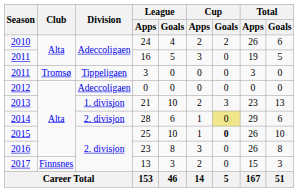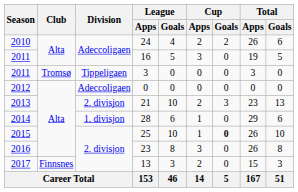(104, 103) 1. divisjon -> (104, 103) 2. divisjon
(104, 118) 2. divisjon -> (104, 118) 1. divisjon
(226, 118) khaki background -> (226, 118) no background
